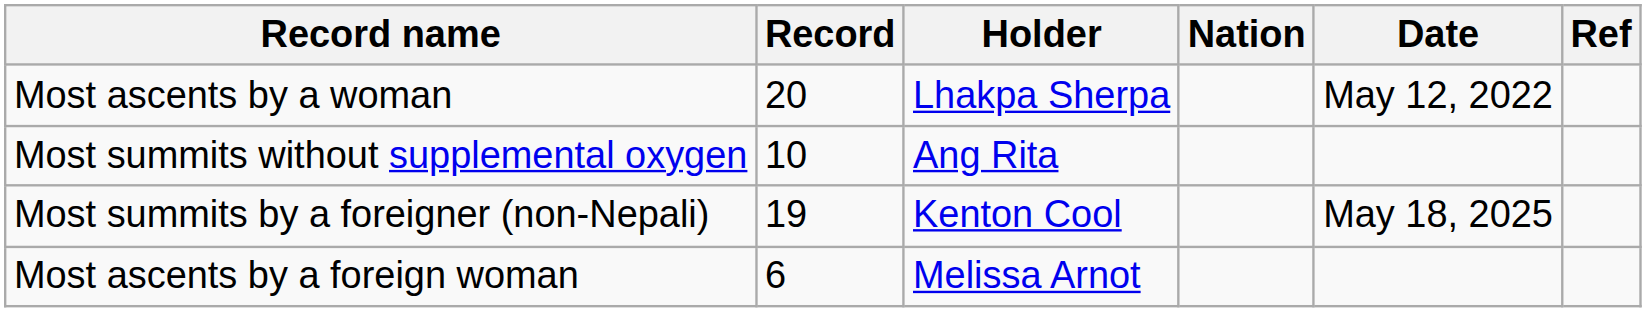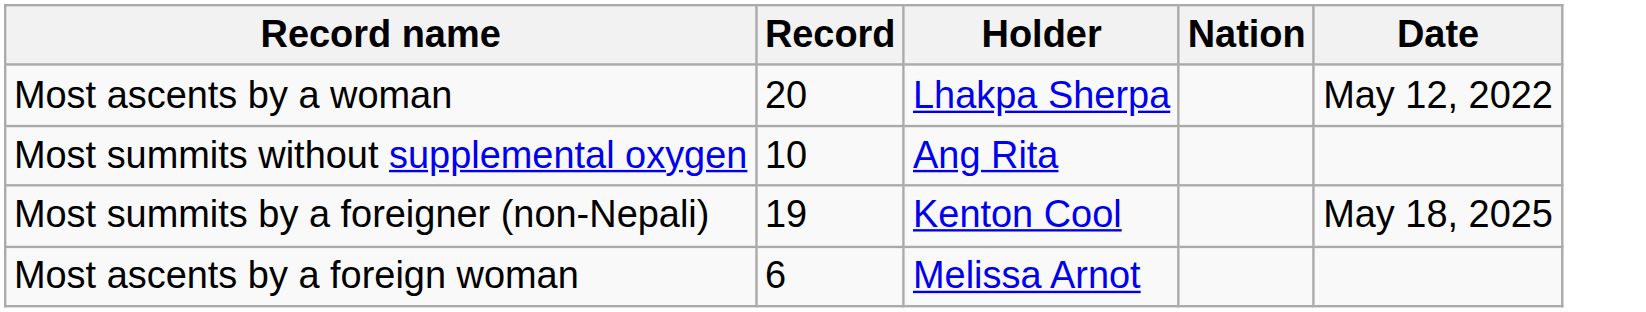- column: (1601, 34)
